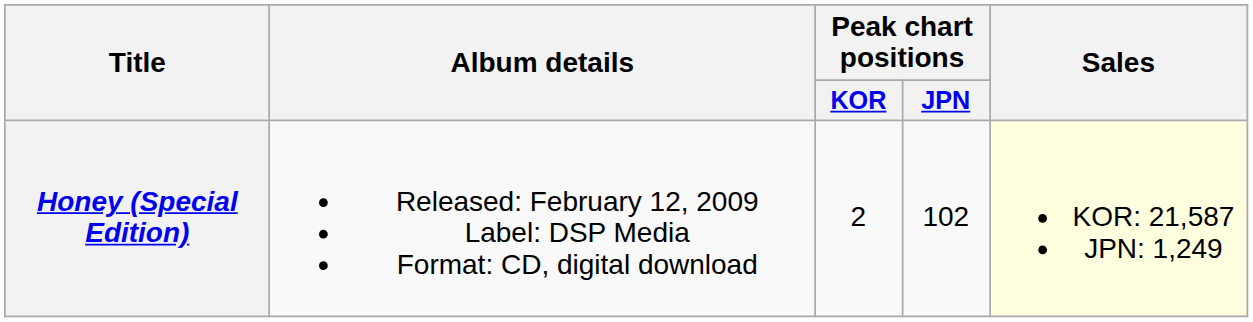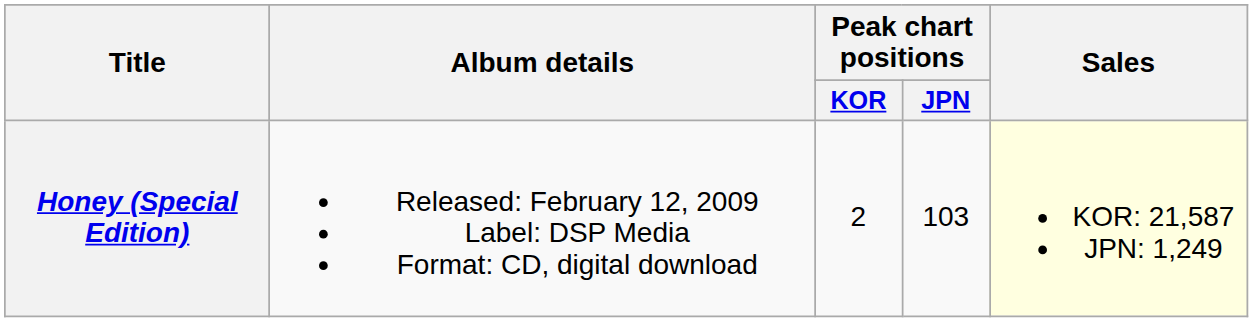(946, 217) 102 -> (946, 217) 103
